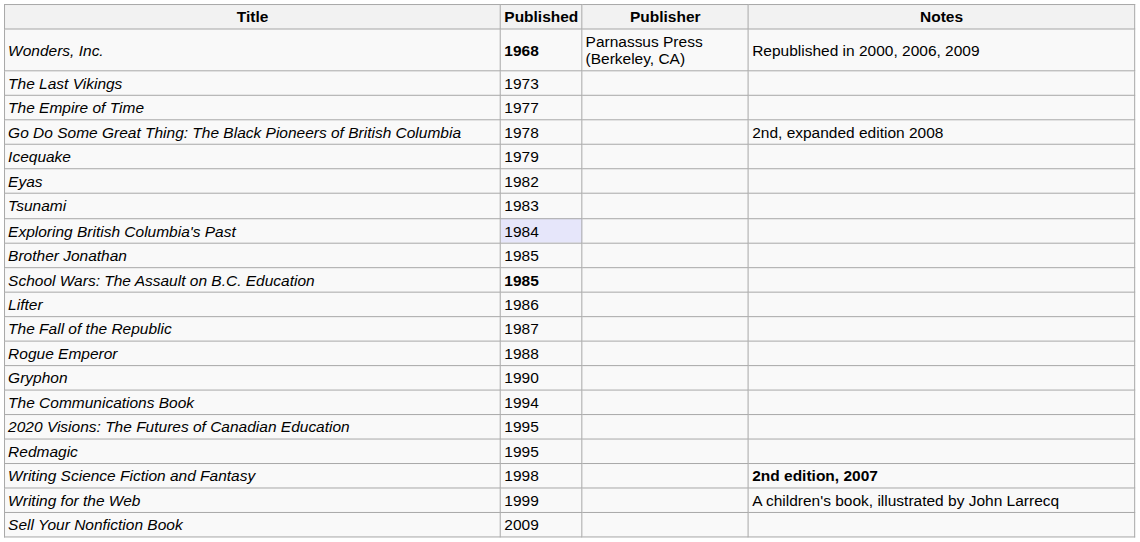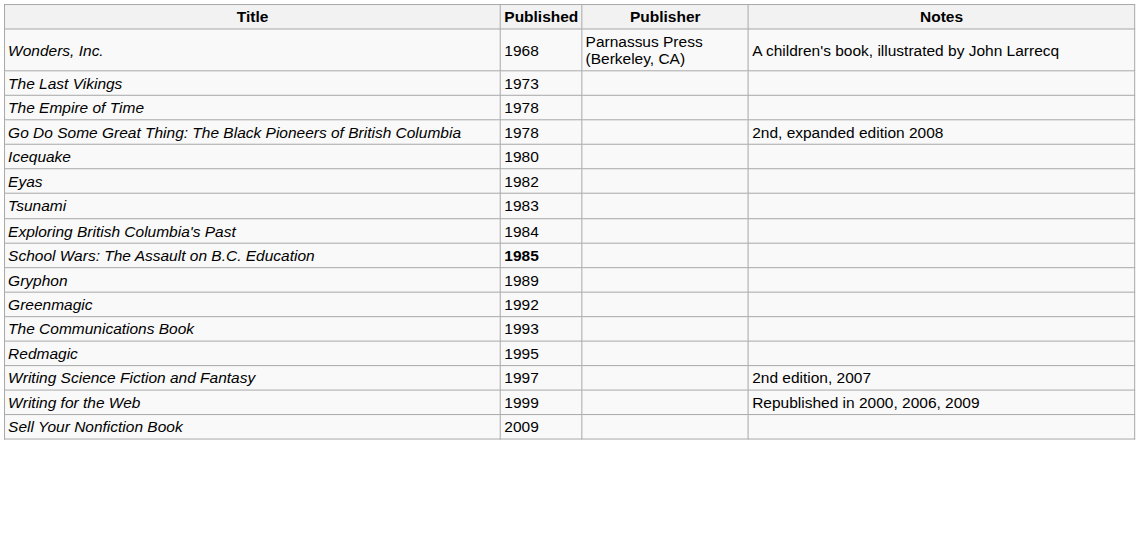(522, 50) bold -> (522, 50) normal
(866, 50) Republished in 2000, 2006, 2009 -> (906, 50) A children's book, illustrated by John Larrecq
(522, 108) 1977 -> (522, 108) 1978
(522, 157) 1979 -> (522, 157) 1980
(522, 231) lavender background -> (522, 231) no background
- row: (68, 255)
- row: (25, 304)
- row: (90, 329)
- row: (63, 353)
(522, 378) 1990 -> (522, 280) 1989
+ row: (50, 304)
(522, 402) 1994 -> (522, 329) 1993
- row: (179, 427)
(522, 476) 1998 -> (522, 378) 1997
(815, 476) bold -> (812, 378) normal
(906, 501) A children's book, illustrated by John Larrecq -> (866, 402) Republished in 2000, 2006, 2009
